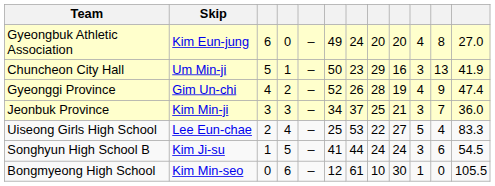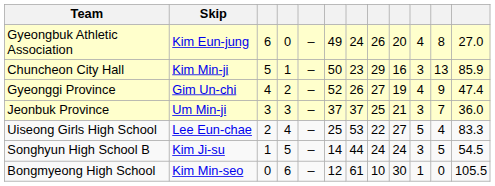(378, 42) 20 -> (378, 42) 26
(199, 69) Um Min-ji -> (200, 69) Kim Min-ji
(471, 69) 41.9 -> (471, 69) 85.9
(378, 89) 28 -> (378, 89) 27
(200, 110) Kim Min-ji -> (199, 110) Um Min-ji
(335, 110) 34 -> (335, 110) 37
(335, 150) 41 -> (335, 150) 14
(441, 150) 6 -> (441, 150) 5
